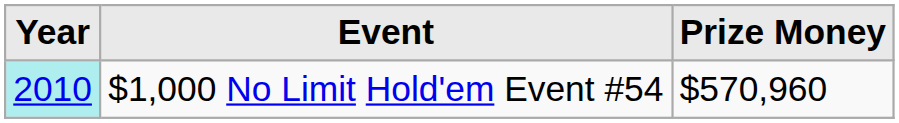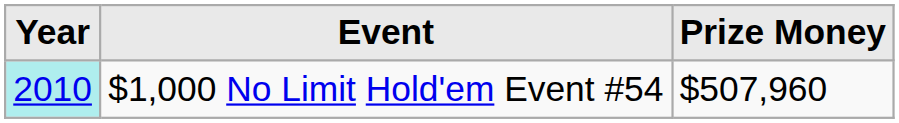(753, 88) $570,960 -> (753, 88) $507,960
